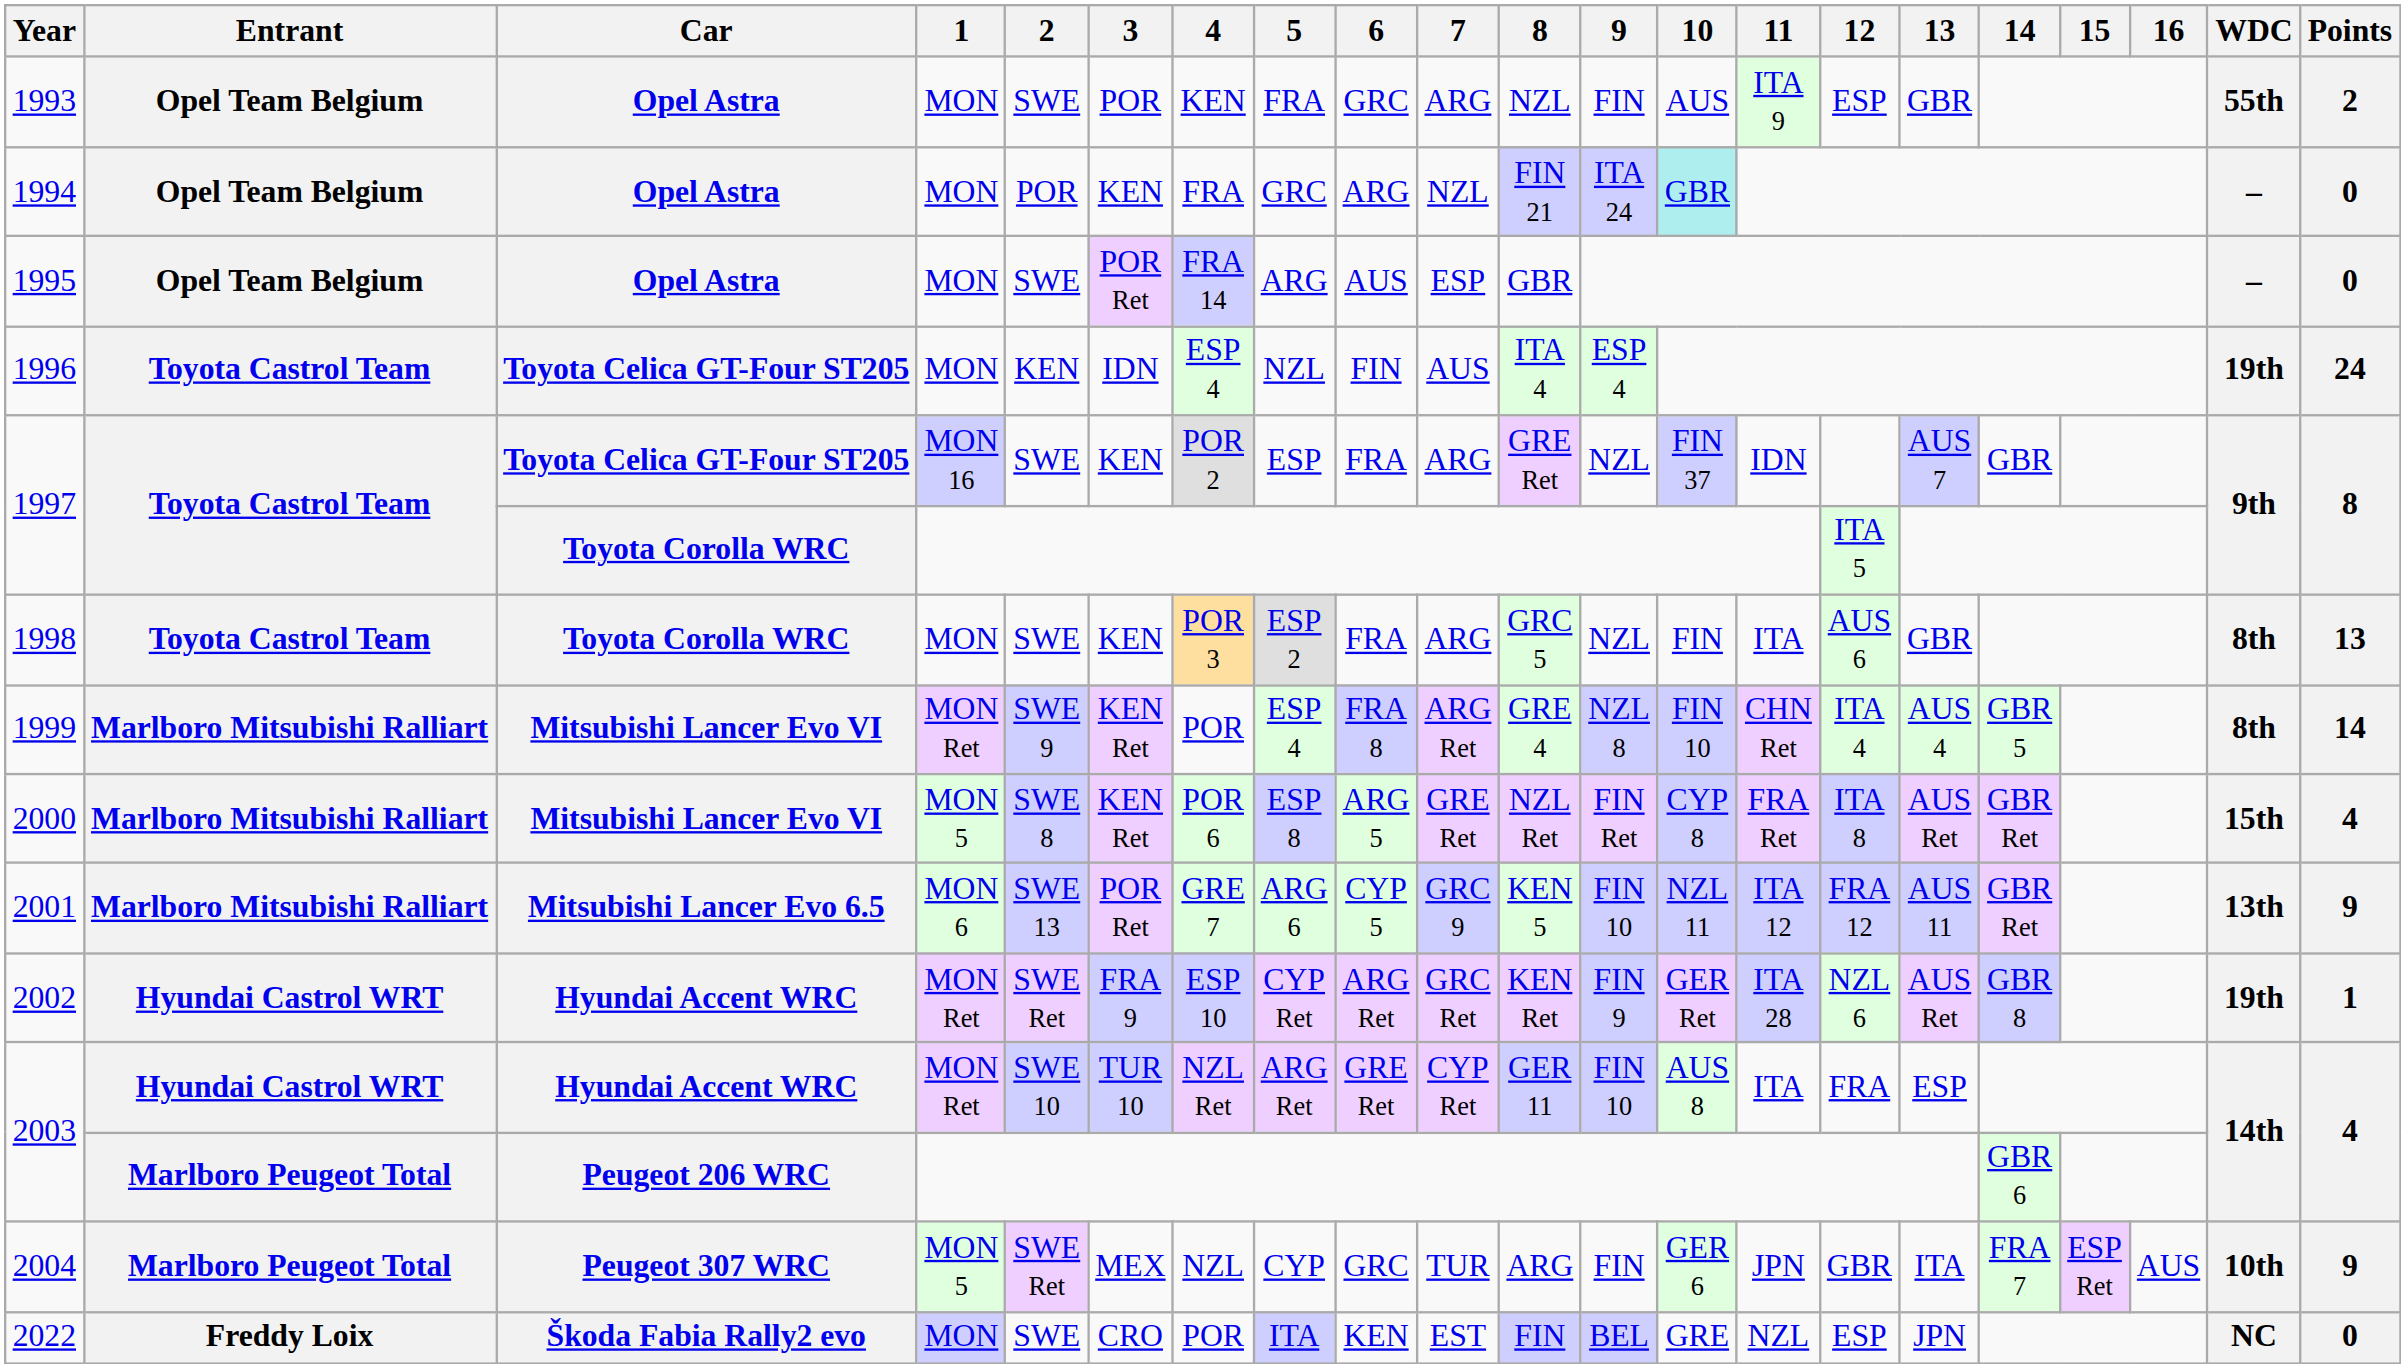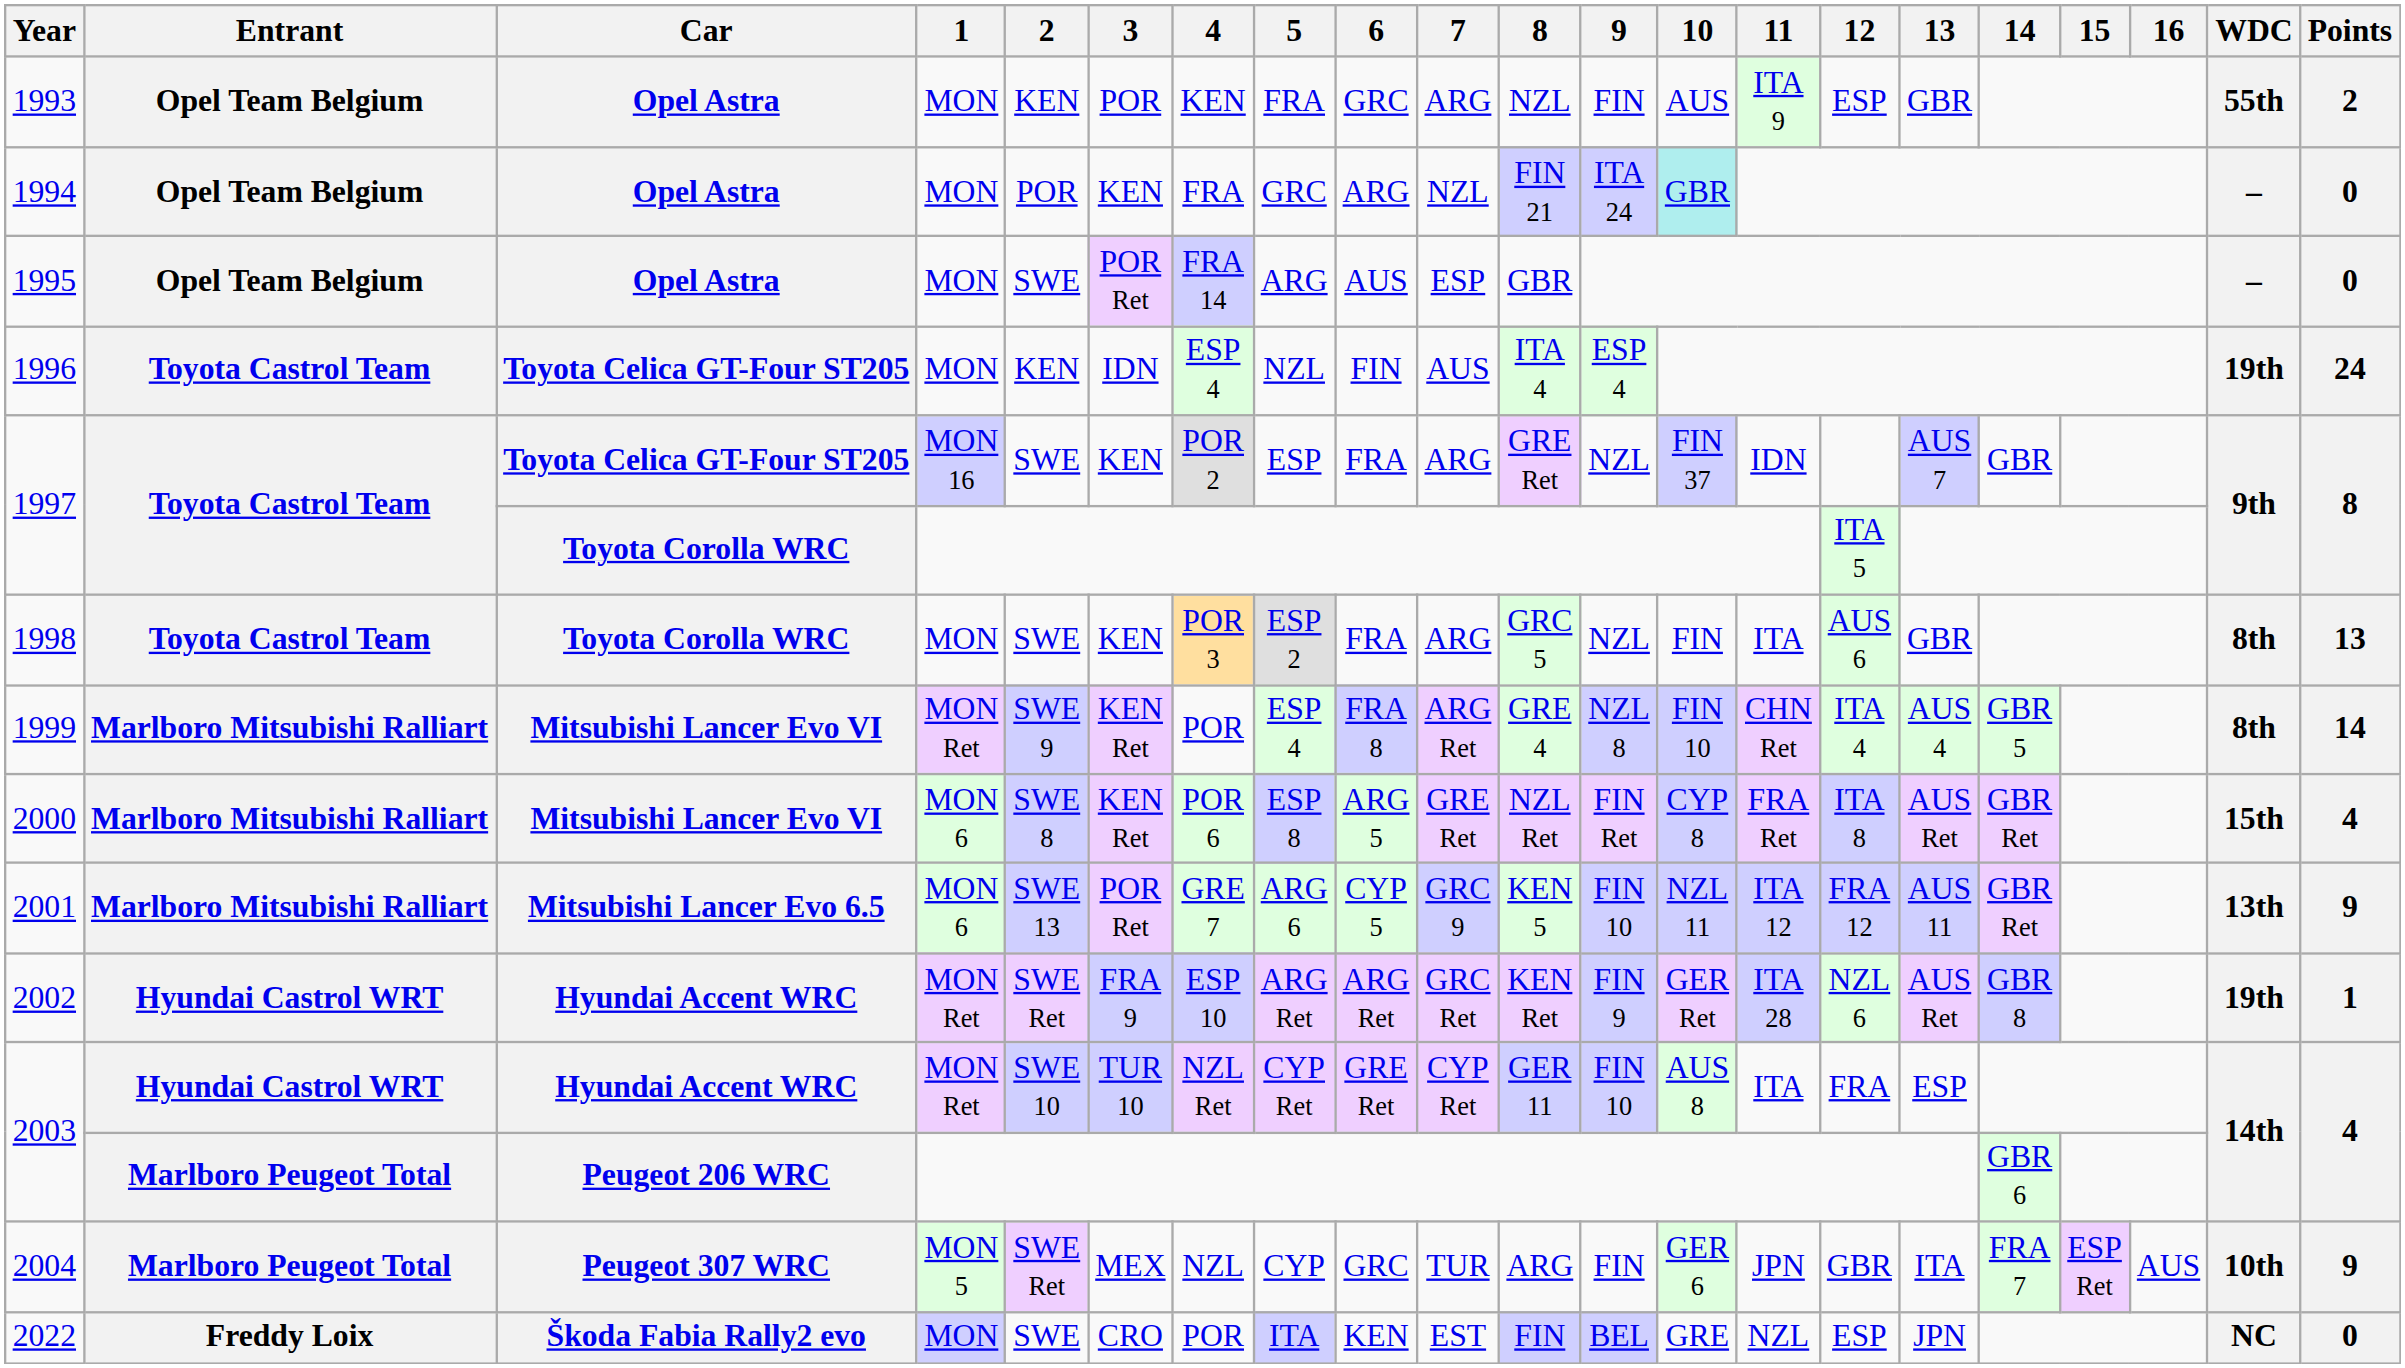(1047, 101) SWE -> (1047, 101) KEN
(961, 816) MON 5 -> (961, 816) MON 6
(1294, 995) CYP Ret -> (1294, 995) ARG Ret
(1294, 1085) ARG Ret -> (1294, 1085) CYP Ret
